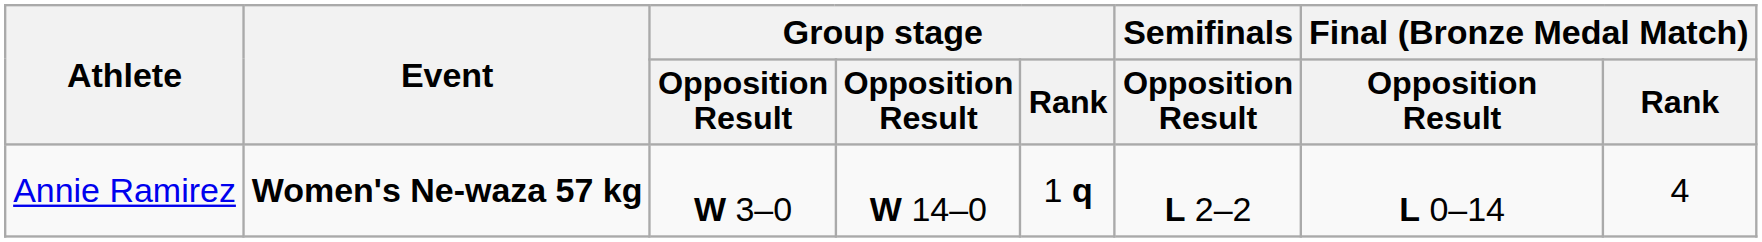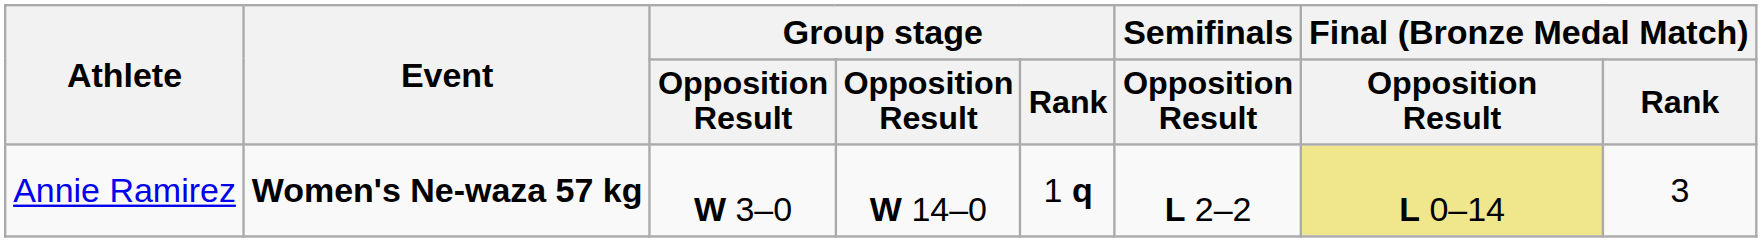(1452, 210) no background -> (1452, 210) khaki background
(1680, 191) 4 -> (1680, 191) 3
